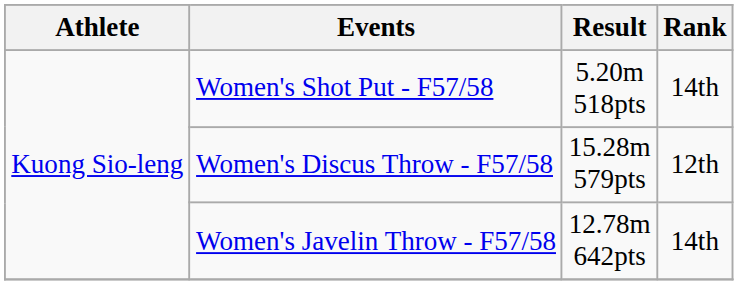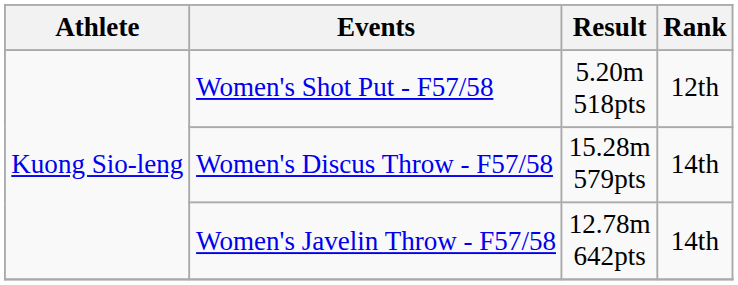(695, 87) 14th -> (695, 87) 12th
(695, 164) 12th -> (695, 164) 14th
